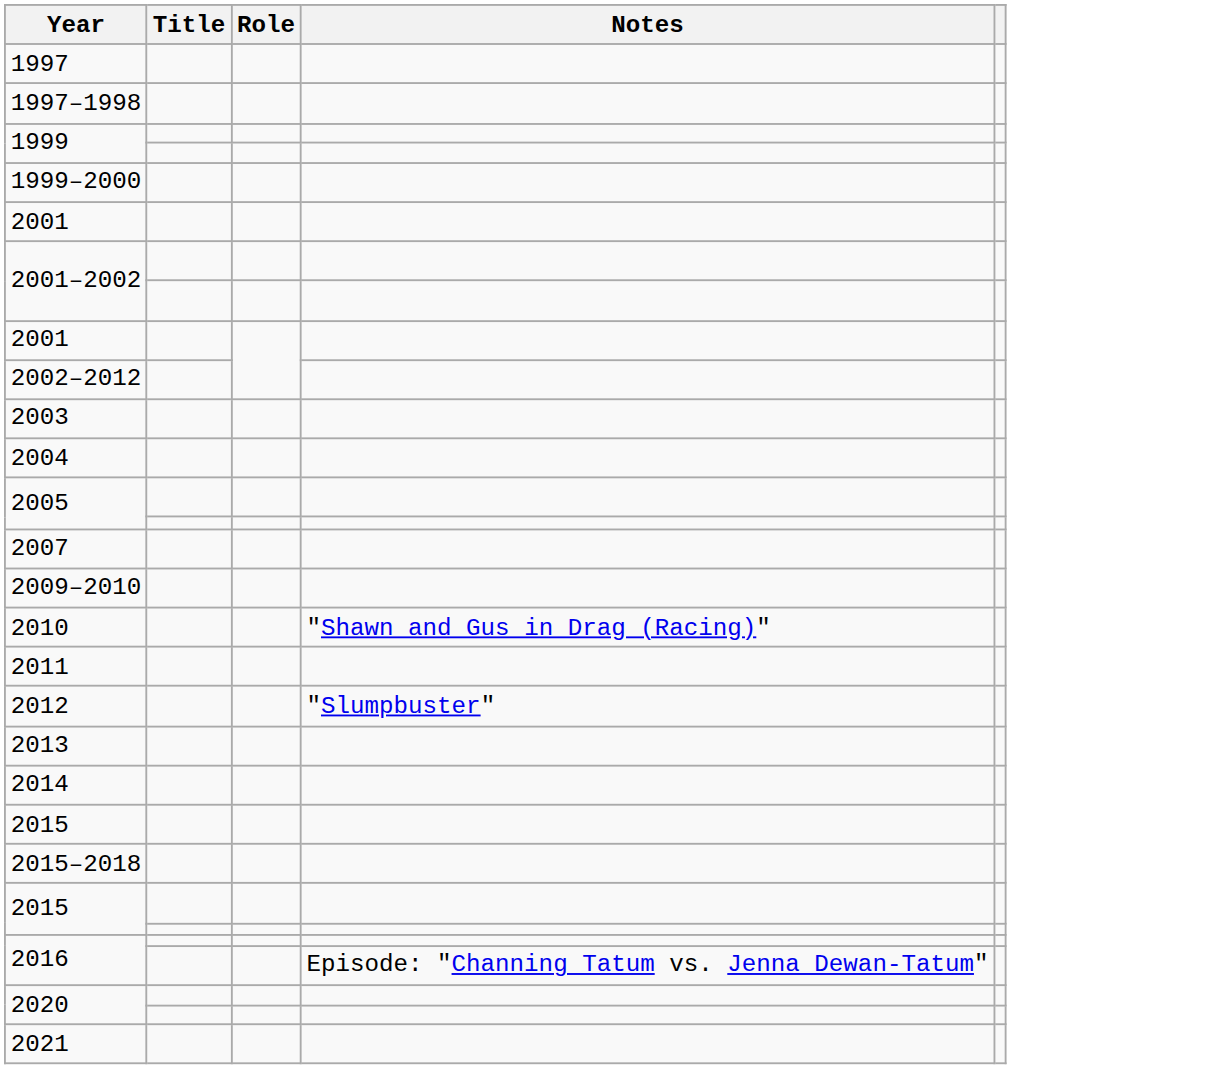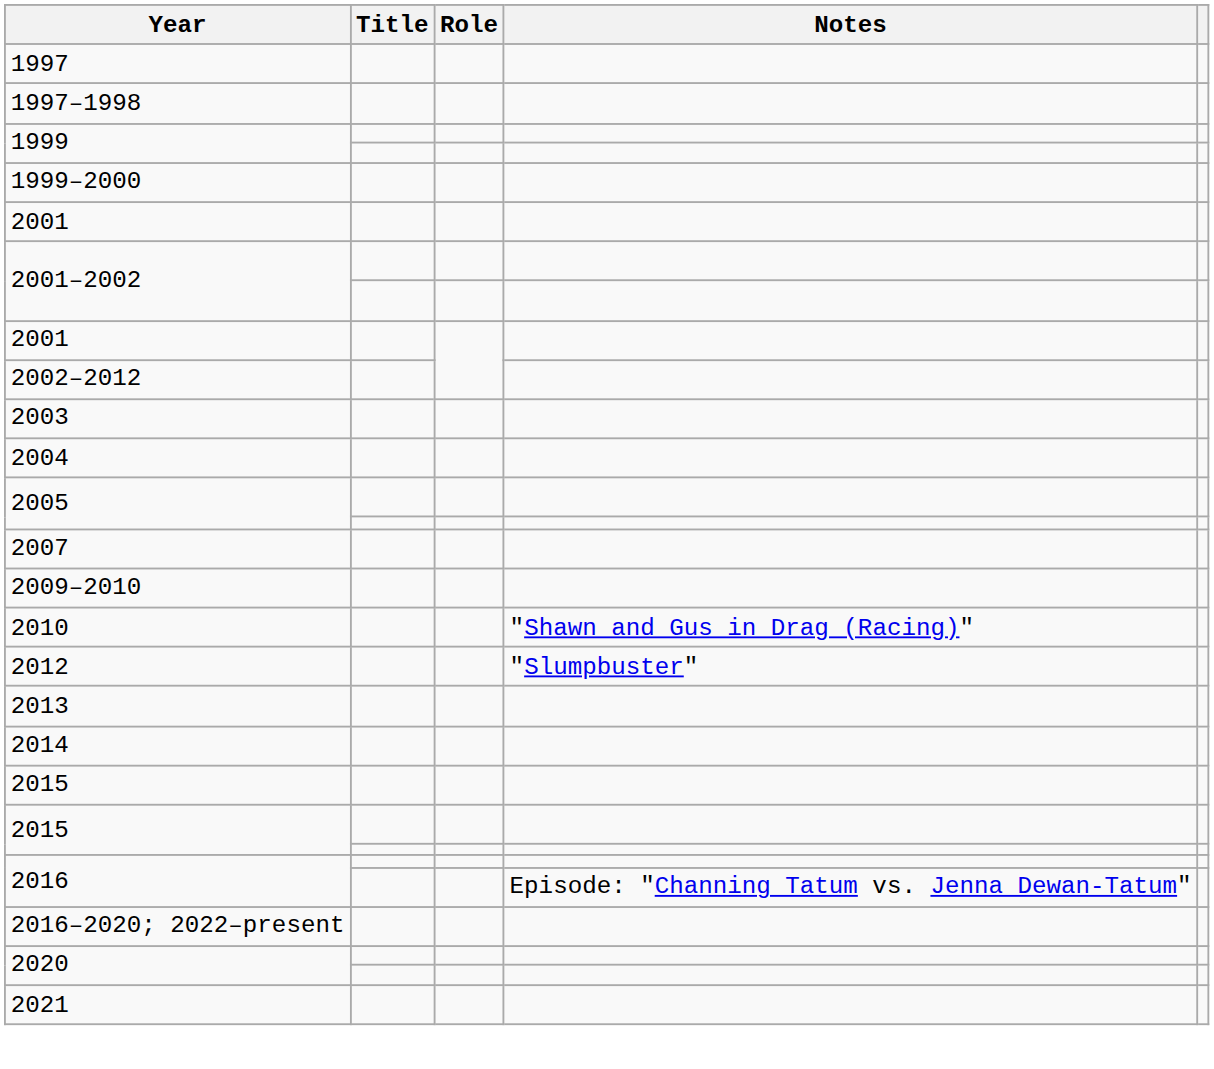- row: (40, 667)
- row: (76, 864)
+ row: (178, 926)
